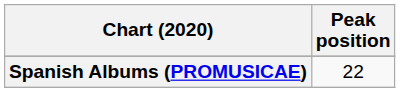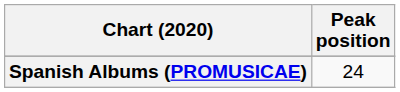(353, 71) 22 -> (353, 71) 24
